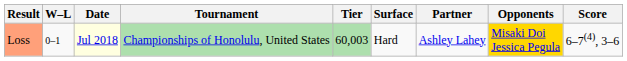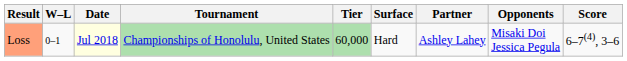(352, 39) 60,003 -> (352, 39) 60,000
(526, 39) gold background -> (526, 39) no background
